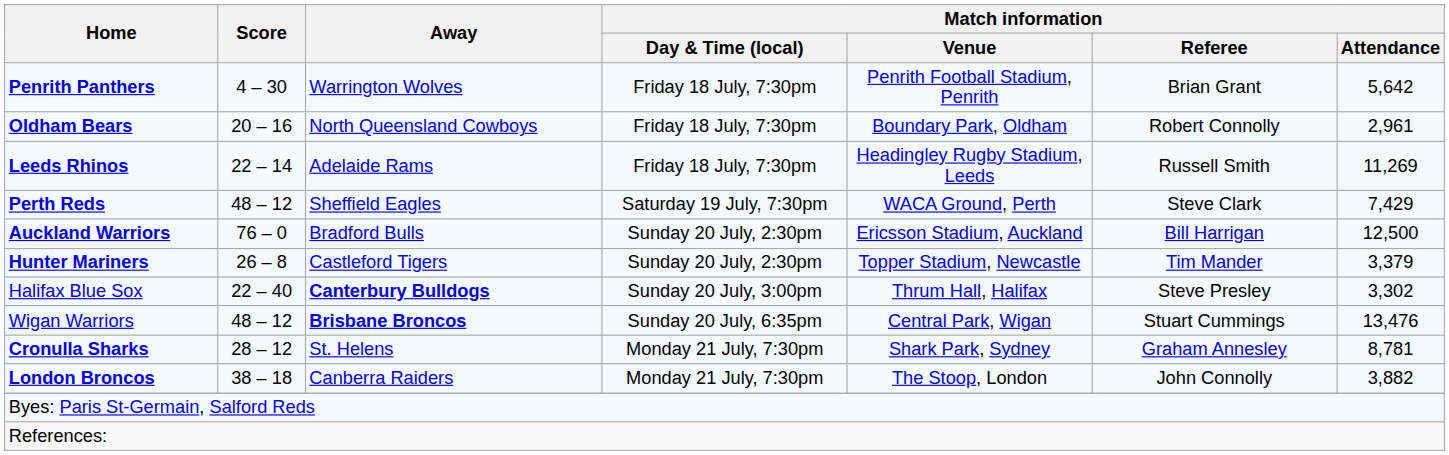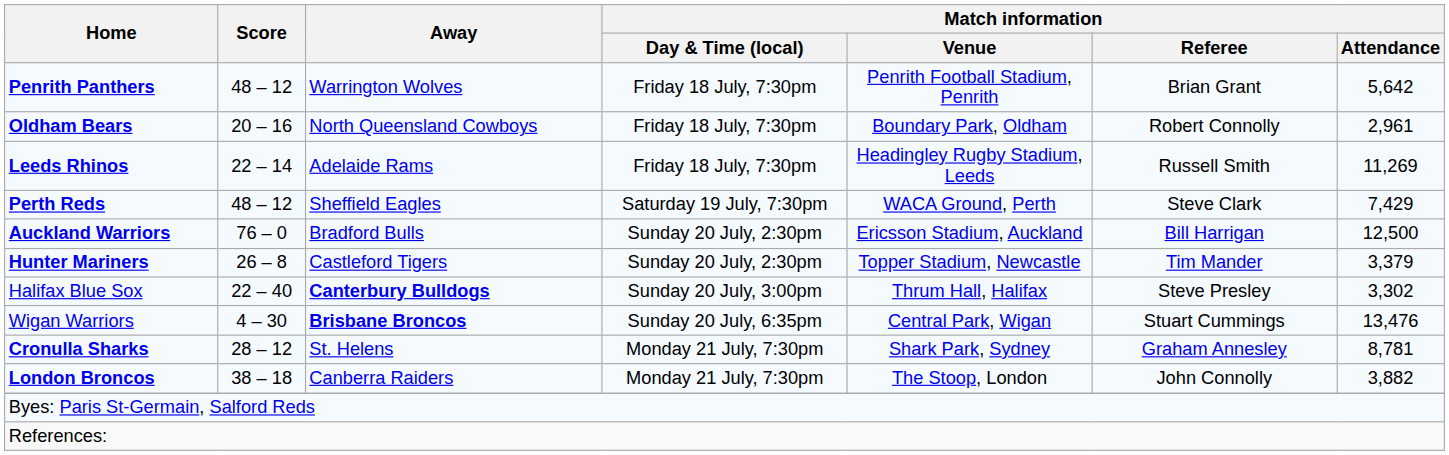(262, 87) 4 – 30 -> (262, 87) 48 – 12
(262, 320) 48 – 12 -> (262, 320) 4 – 30
